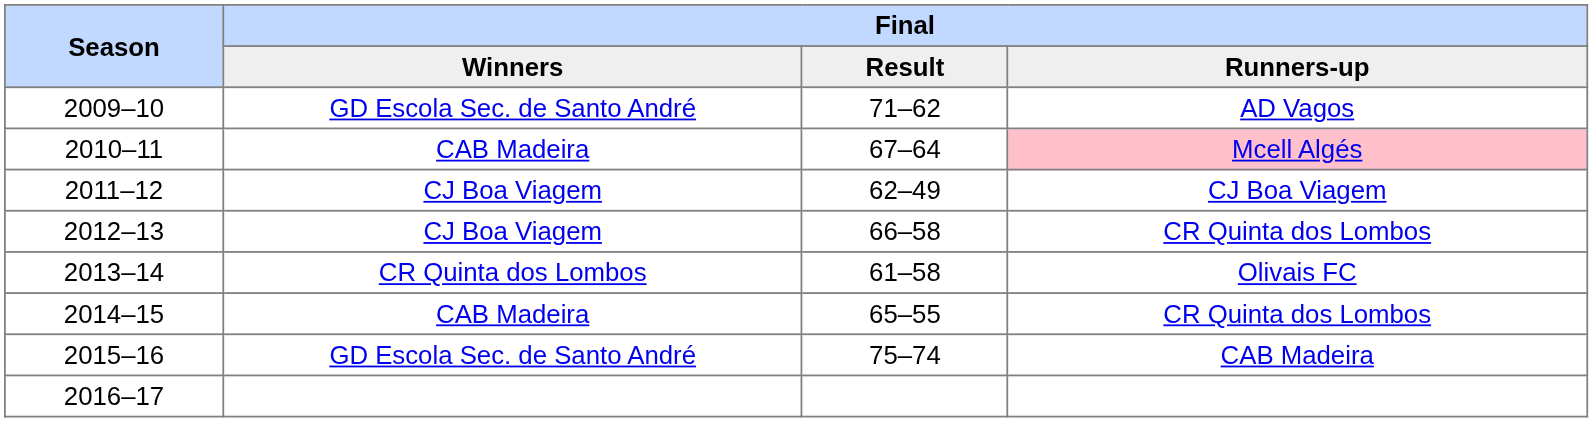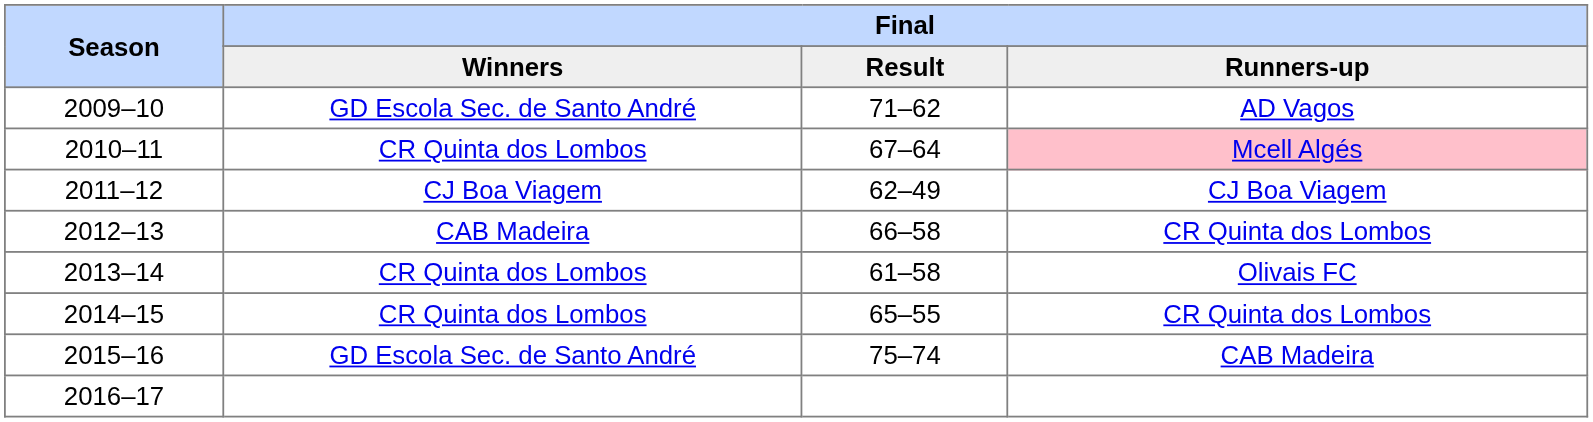(513, 149) CAB Madeira -> (513, 149) CR Quinta dos Lombos
(513, 231) CJ Boa Viagem -> (513, 231) CAB Madeira
(513, 314) CAB Madeira -> (513, 314) CR Quinta dos Lombos
